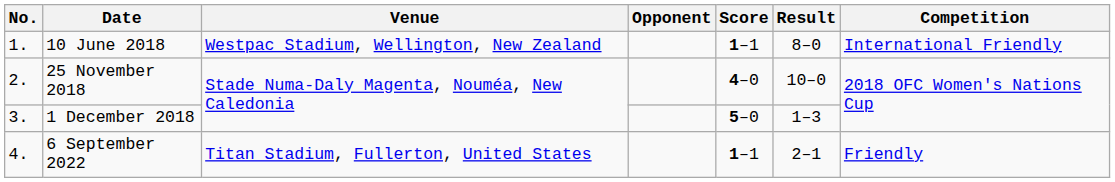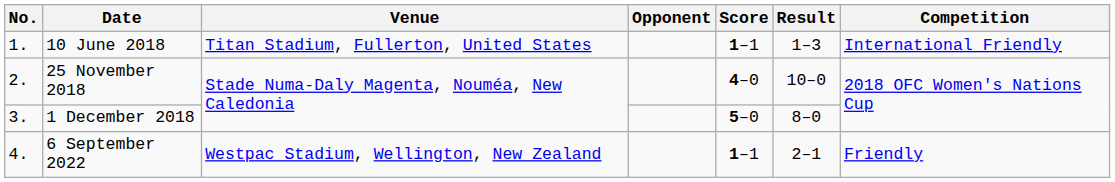(403, 45) Westpac Stadium, Wellington, New Zealand -> (398, 45) Titan Stadium, Fullerton, United States
(806, 45) 8–0 -> (806, 45) 1–3
(806, 118) 1–3 -> (806, 118) 8–0
(398, 154) Titan Stadium, Fullerton, United States -> (403, 154) Westpac Stadium, Wellington, New Zealand
